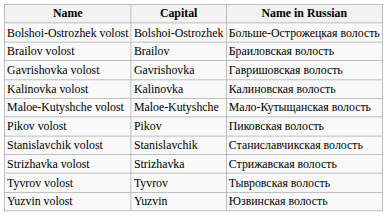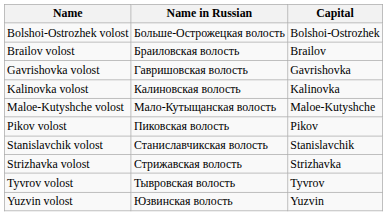columns swapped: (304, 13) <-> (179, 13)
